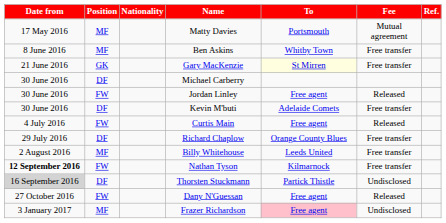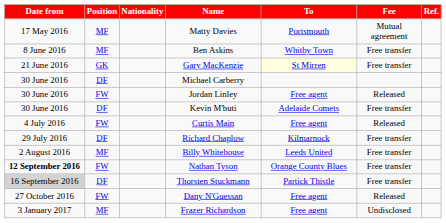(309, 138) Orange County Blues -> (309, 138) Kilmarnock
(309, 167) Kilmarnock -> (309, 167) Orange County Blues
(389, 181) Undisclosed -> (389, 181) Free transfer
(309, 210) pink background -> (309, 210) no background
